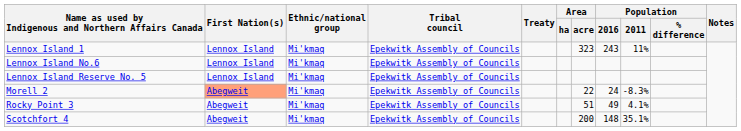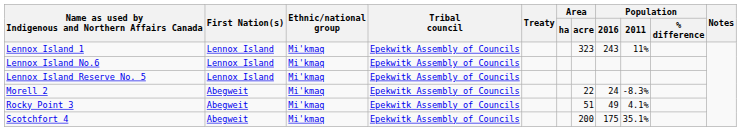(227, 91) lightsalmon background -> (227, 91) no background
(611, 119) 148 -> (611, 119) 175
